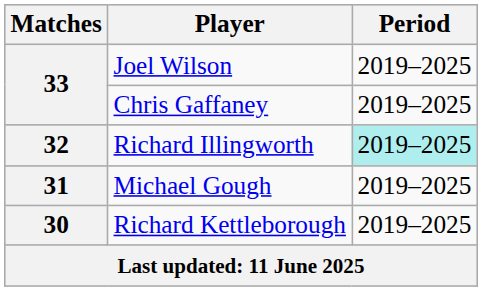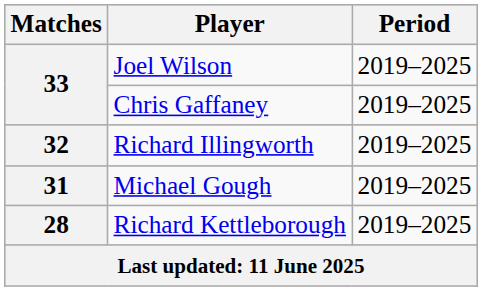(414, 144) paleturquoise background -> (414, 144) no background
(56, 225) 30 -> (56, 225) 28
